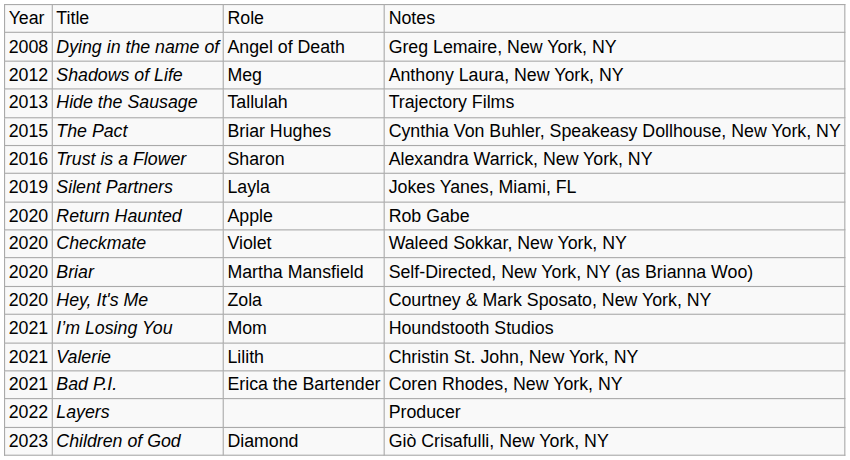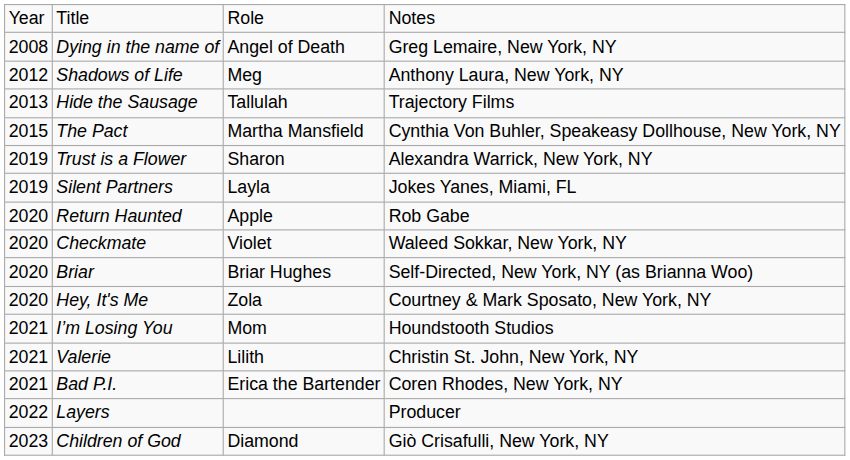(279, 131) Briar Hughes -> (296, 131) Martha Mansfield
(28, 159) 2016 -> (28, 159) 2019
(296, 272) Martha Mansfield -> (279, 272) Briar Hughes
